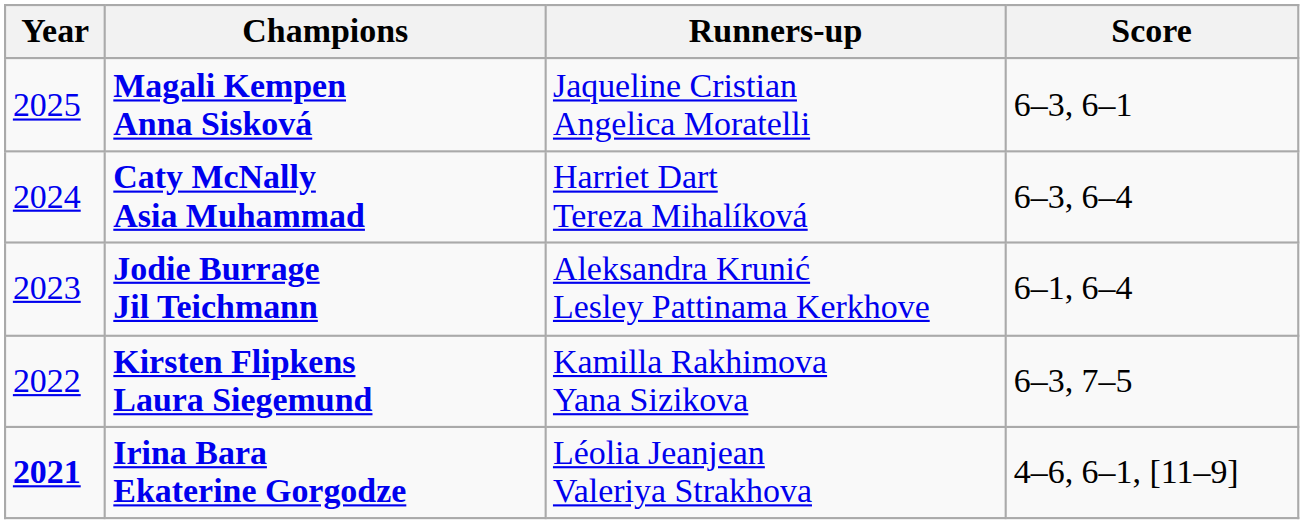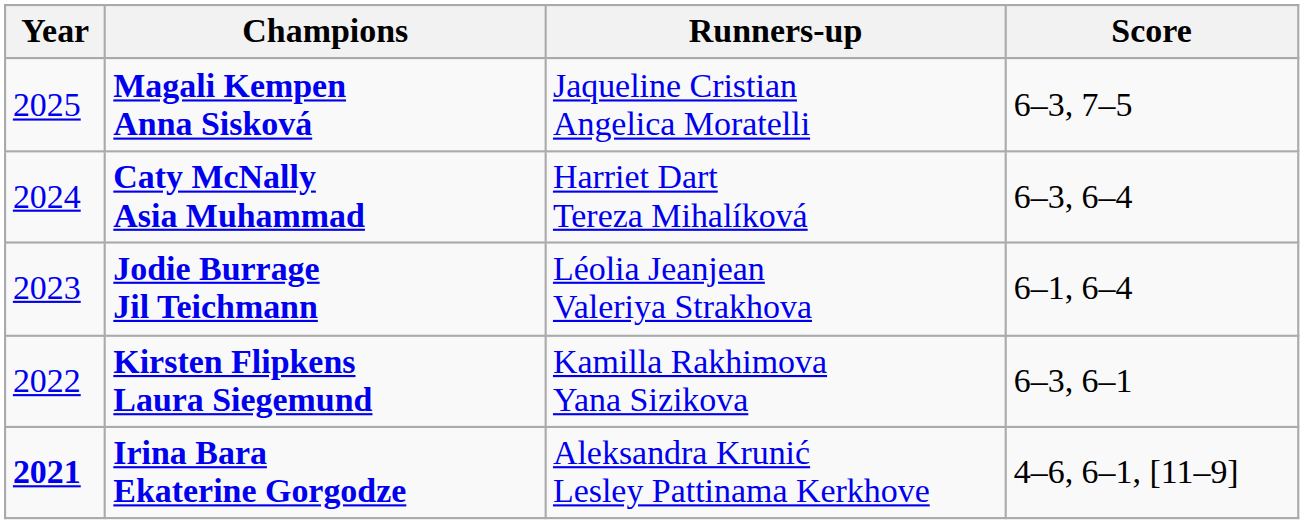(1073, 104) 6–3, 6–1 -> (1073, 104) 6–3, 7–5
(741, 288) Aleksandra Krunić Lesley Pattinama Kerkhove -> (682, 288) Léolia Jeanjean Valeriya Strakhova
(1073, 380) 6–3, 7–5 -> (1073, 380) 6–3, 6–1
(682, 472) Léolia Jeanjean Valeriya Strakhova -> (741, 472) Aleksandra Krunić Lesley Pattinama Kerkhove
